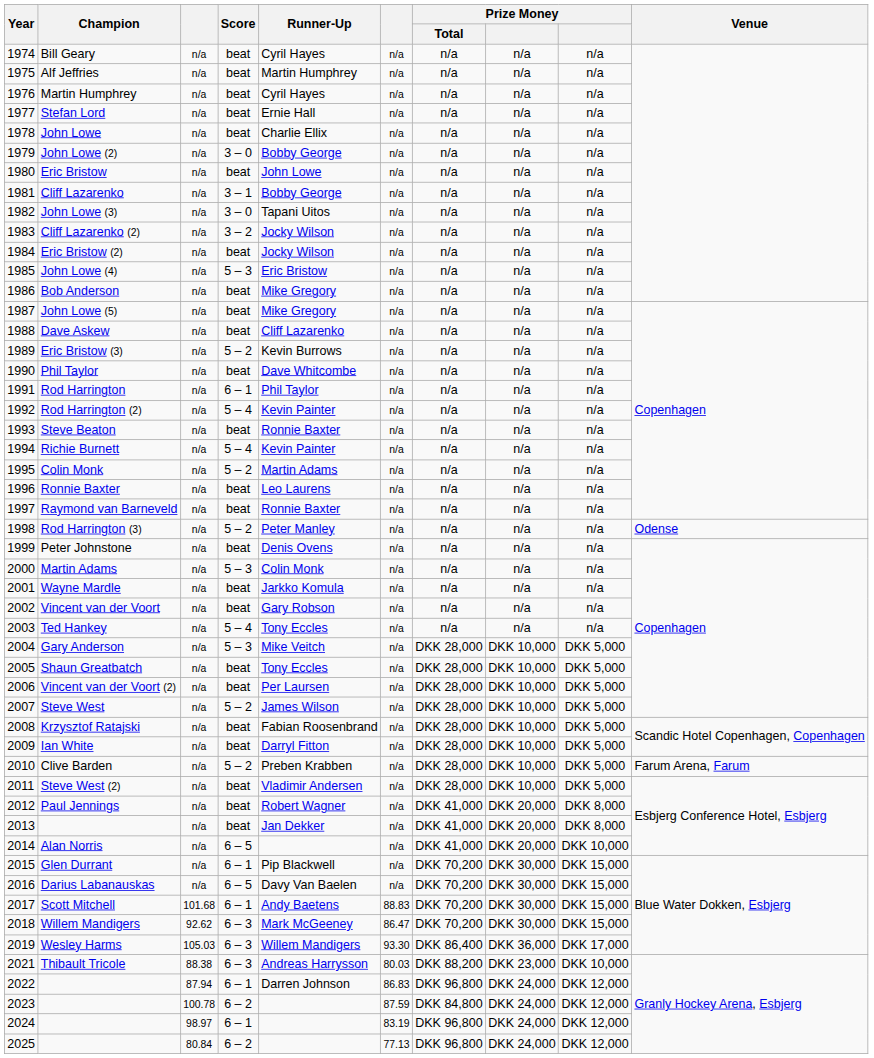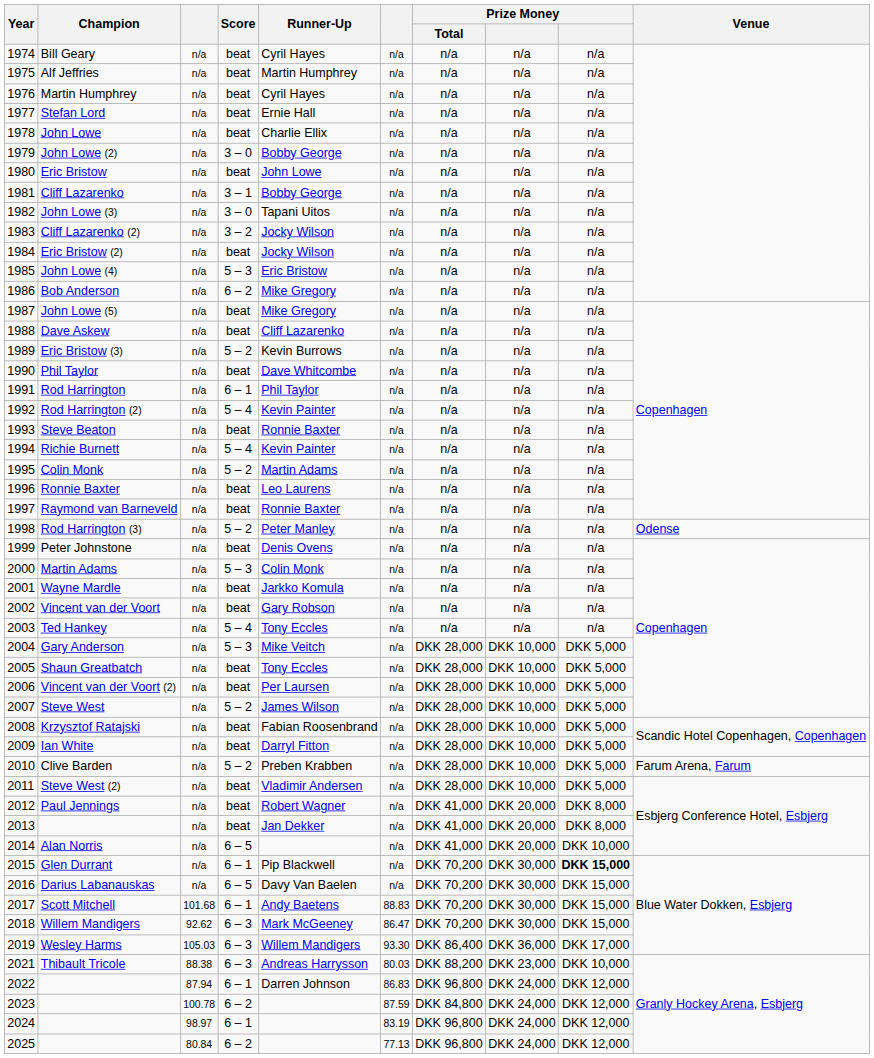(238, 291) beat -> (238, 291) 6 – 2
(595, 865) normal -> (596, 865) bold
